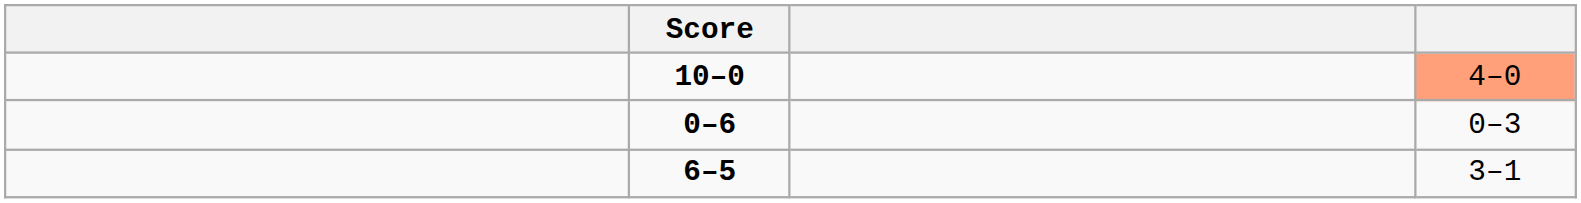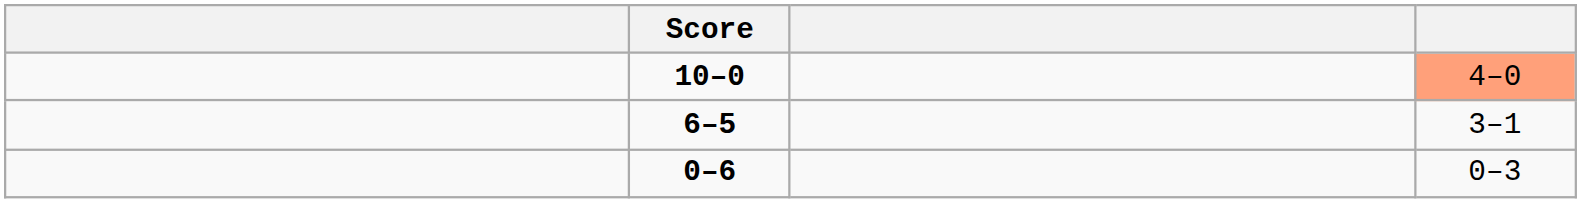rows swapped: (710, 125) <-> (710, 173)
